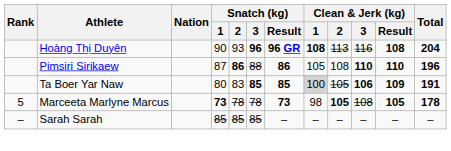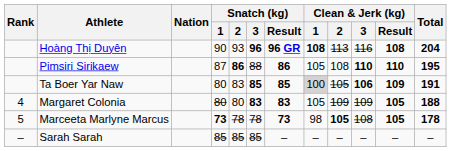(430, 66) 196 -> (430, 66) 195
+ row: (82, 102)
